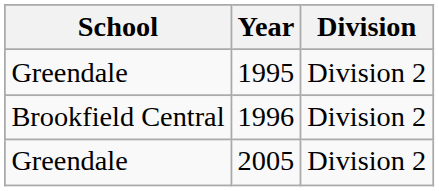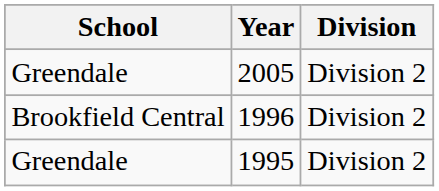rows swapped: (266, 71) <-> (266, 161)
